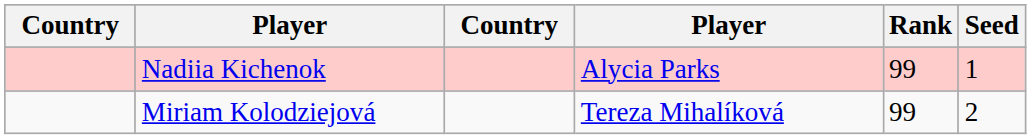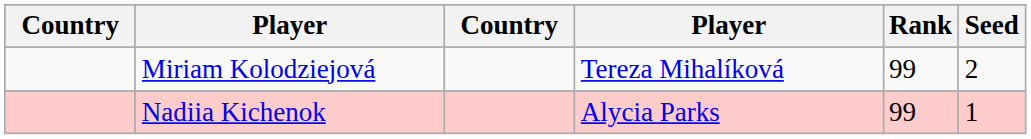rows swapped: (234, 68) <-> (259, 111)
